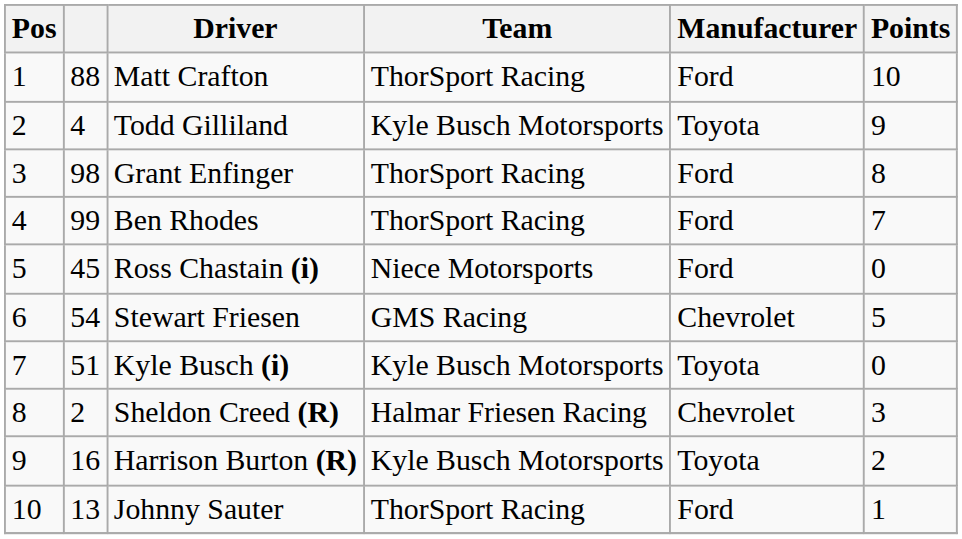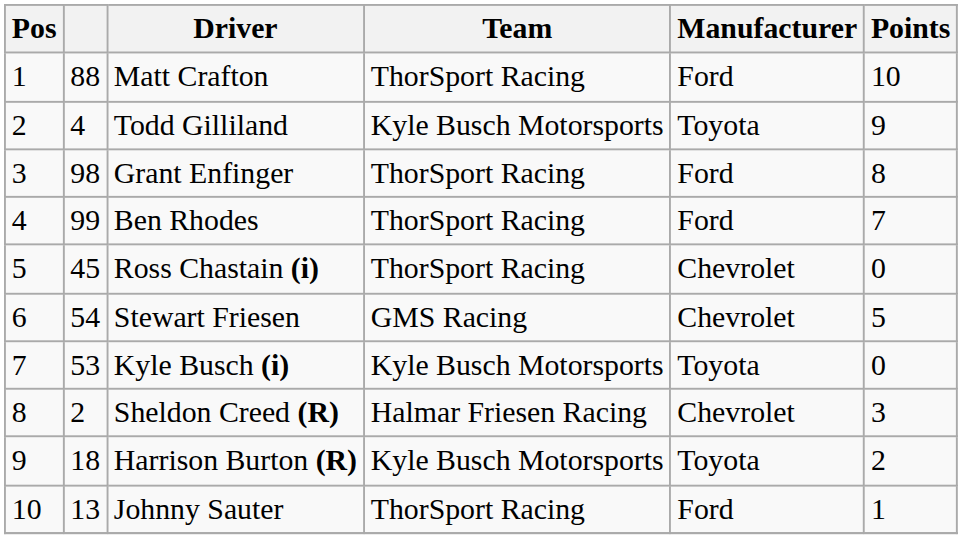(482, 268) Niece Motorsports -> (478, 268) ThorSport Racing
(706, 268) Ford -> (736, 268) Chevrolet
(85, 363) 51 -> (85, 363) 53
(85, 459) 16 -> (85, 459) 18
